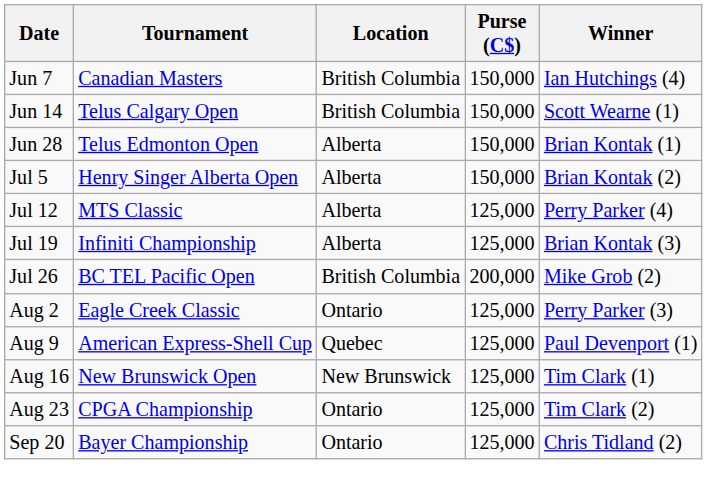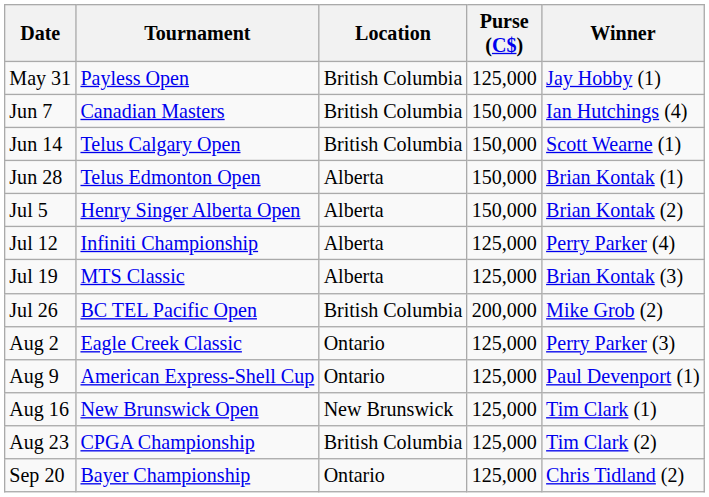+ row: (40, 78)
(130, 210) MTS Classic -> (169, 243) Infiniti Championship
(167, 243) Infiniti Championship -> (133, 276) MTS Classic
(352, 342) Quebec -> (354, 375) Ontario
(352, 408) Ontario -> (393, 441) British Columbia
